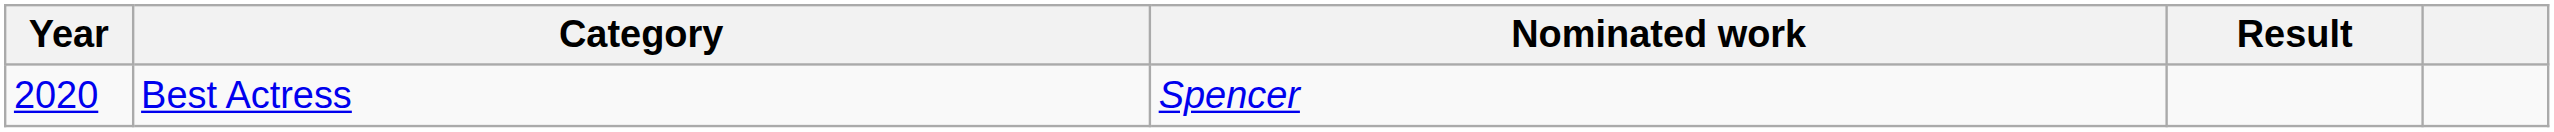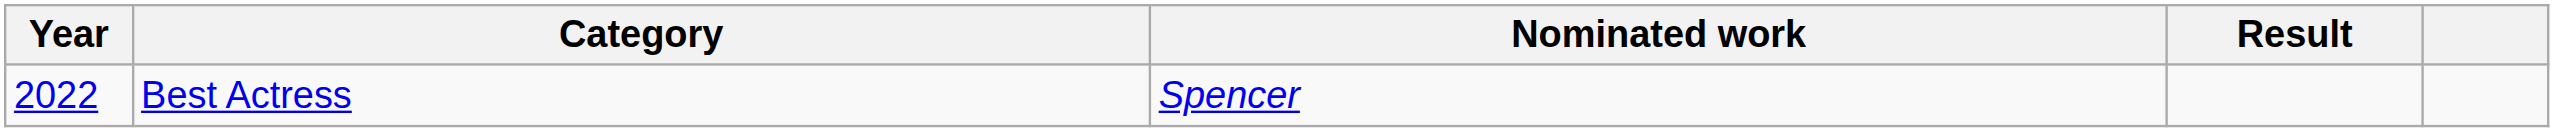(56, 94) 2020 -> (56, 94) 2022
